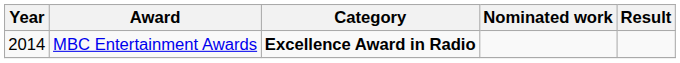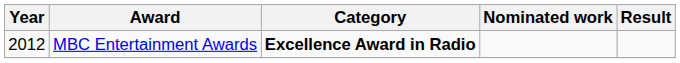(27, 44) 2014 -> (27, 44) 2012
